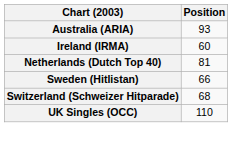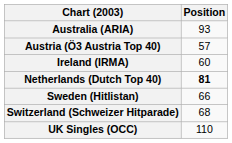+ row: (93, 46)
(204, 63) normal -> (204, 79) bold
